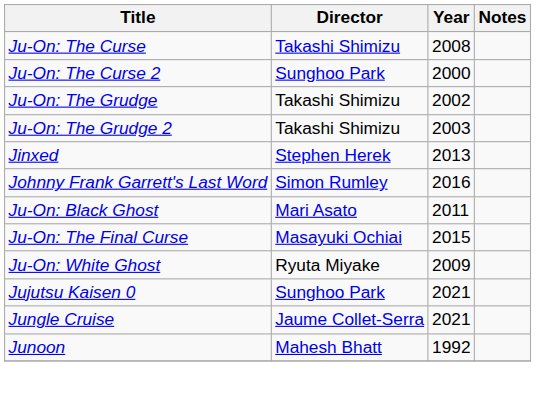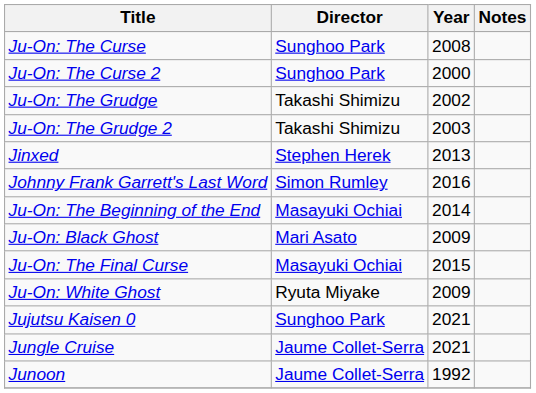(338, 45) Takashi Shimizu -> (330, 45) Sunghoo Park
+ row: (134, 210)
(451, 210) 2011 -> (451, 237) 2009
(329, 347) Mahesh Bhatt -> (350, 374) Jaume Collet-Serra
